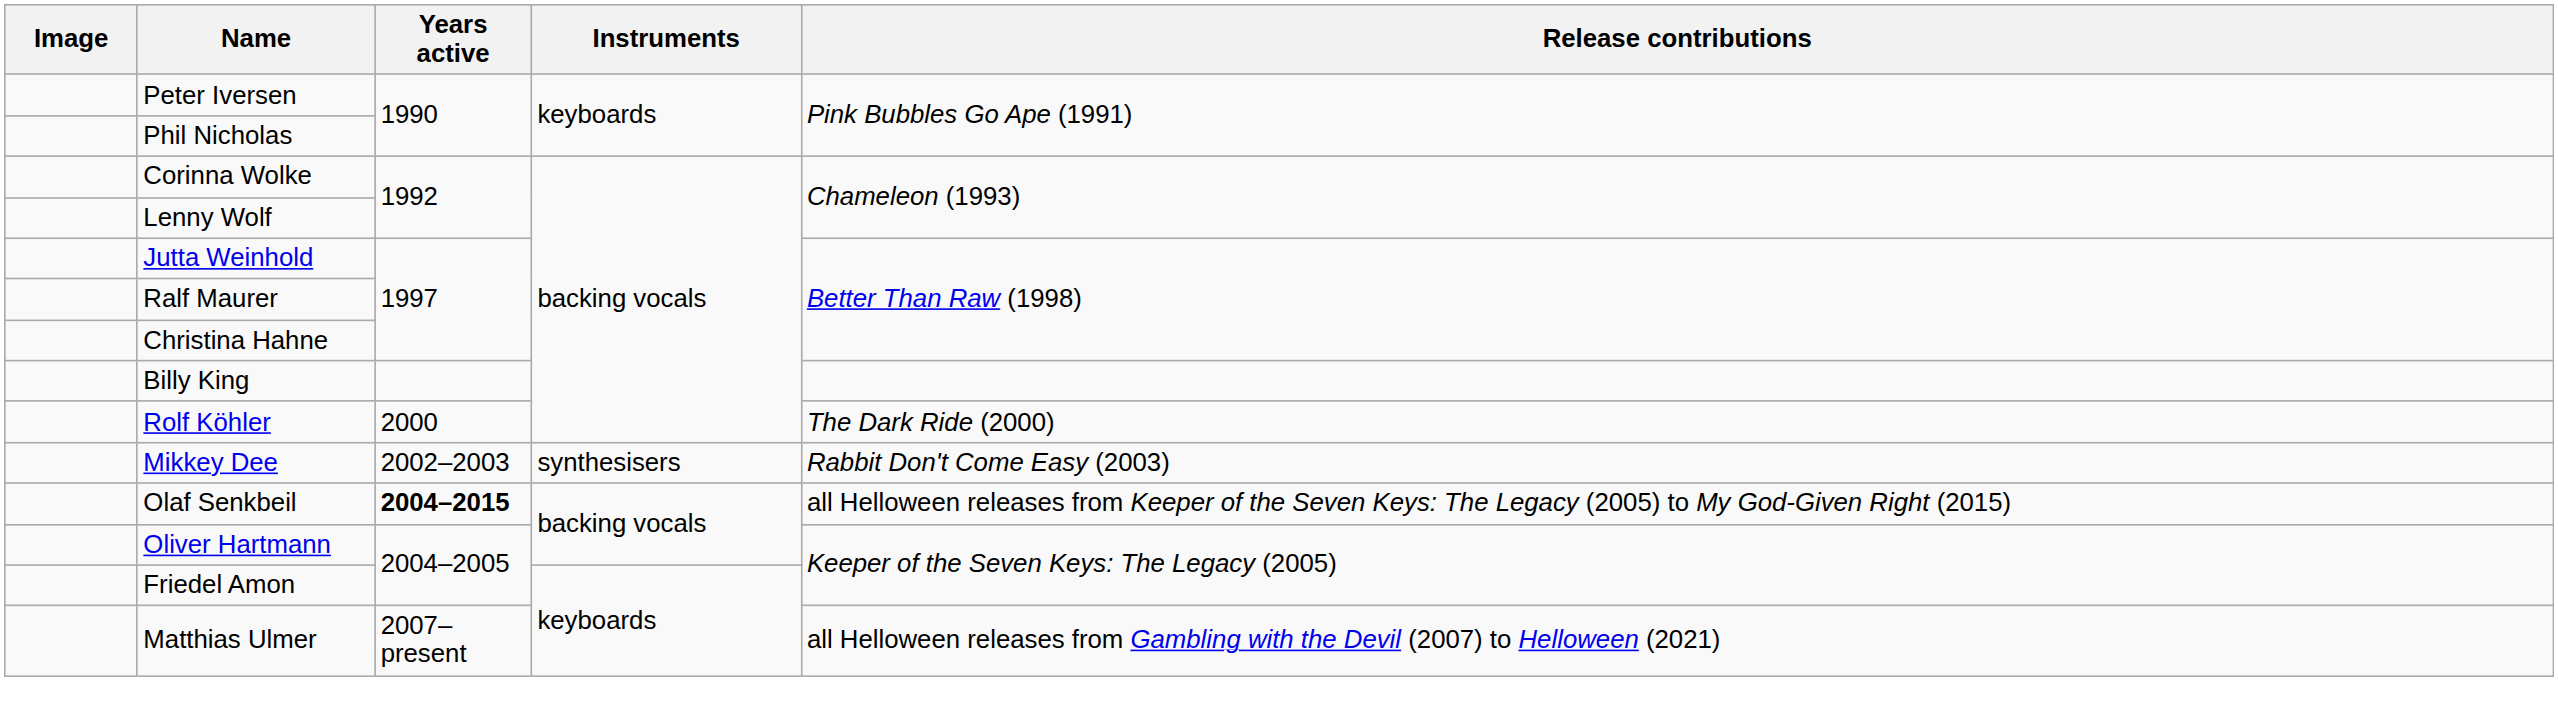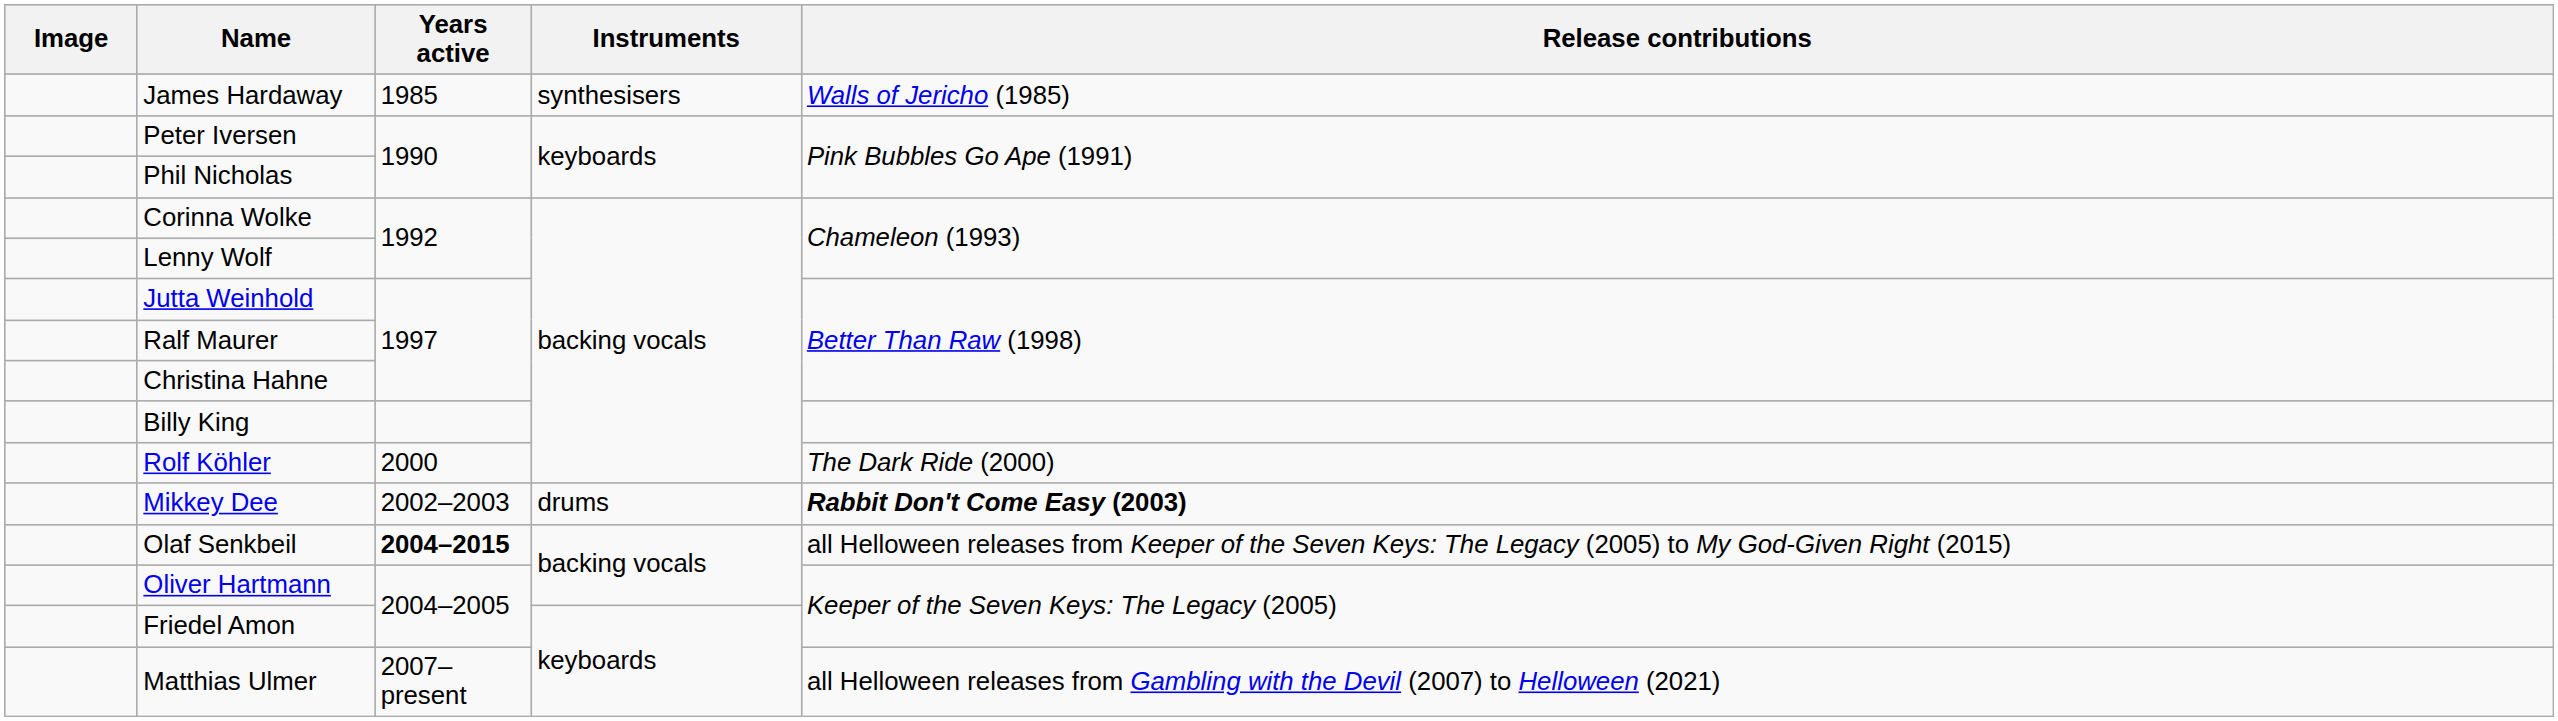+ row: (243, 94)
(609, 462) synthesisers -> (573, 503) drums
(988, 462) normal -> (997, 503) bold
